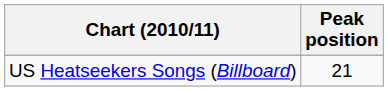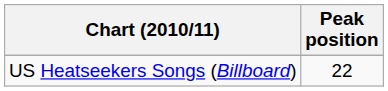(342, 70) 21 -> (342, 70) 22
